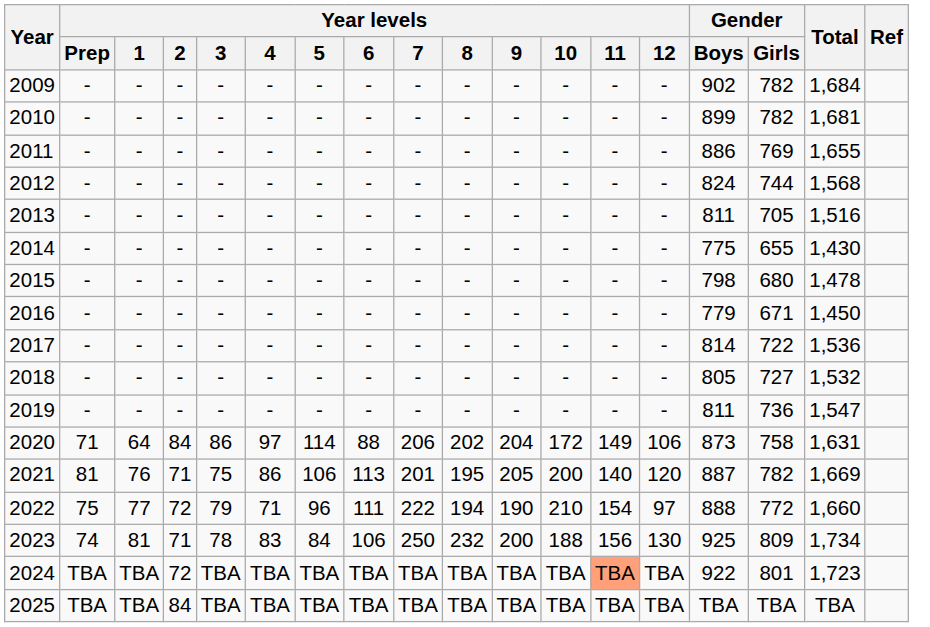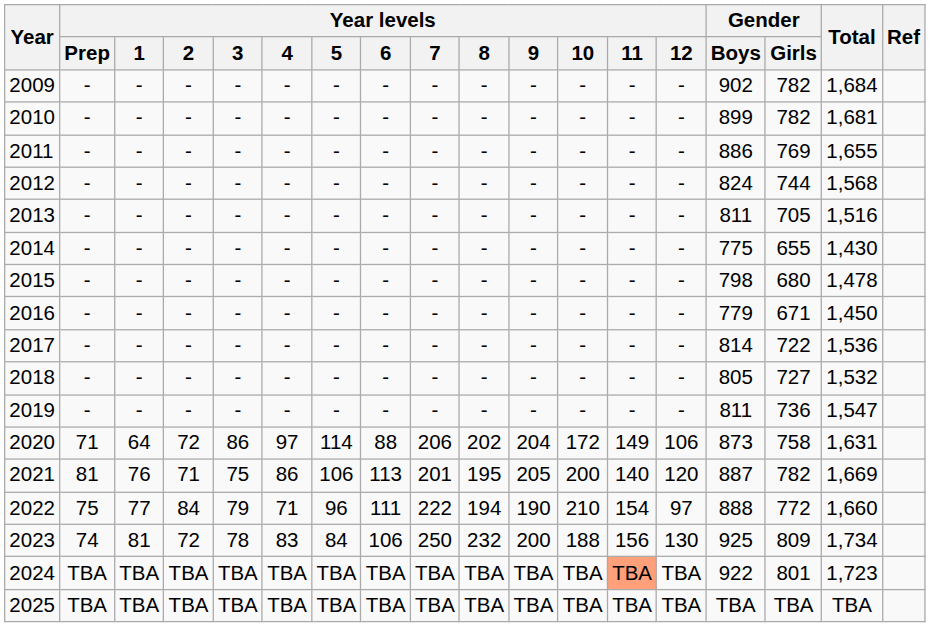(180, 442) 84 -> (189, 442) 72
(180, 507) 72 -> (189, 507) 84
(180, 540) 71 -> (189, 540) 72
(180, 572) 72 -> (189, 572) TBA
(180, 605) 84 -> (189, 605) TBA
